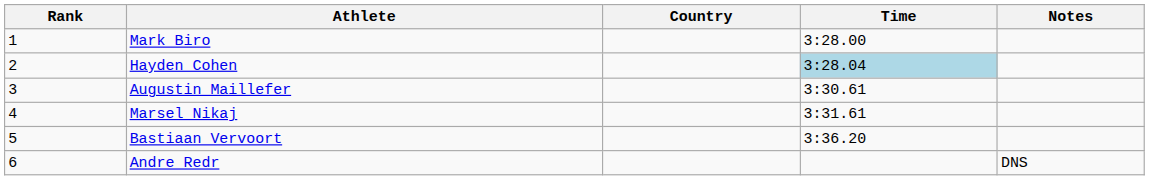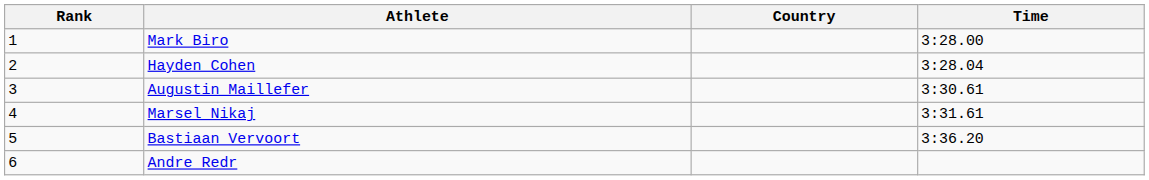- column: (1071, 17)
(835, 65) lightblue background -> (952, 65) no background
